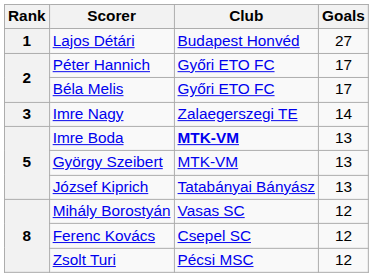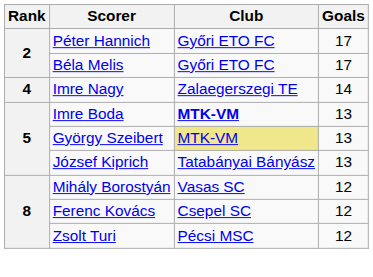- row: (94, 41)
(27, 114) 3 -> (27, 89) 4
(208, 162) no background -> (208, 138) khaki background
